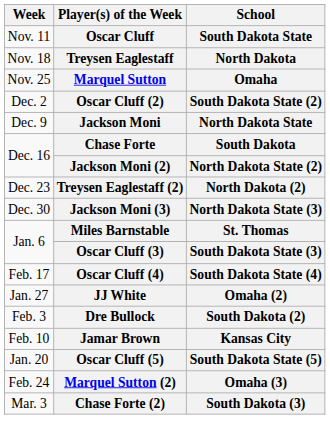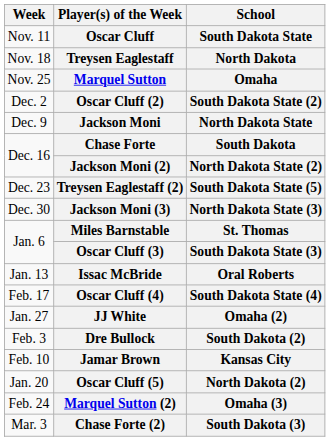(256, 187) North Dakota (2) -> (256, 187) South Dakota State (5)
+ row: (120, 274)
(256, 360) South Dakota State (5) -> (256, 381) North Dakota (2)
